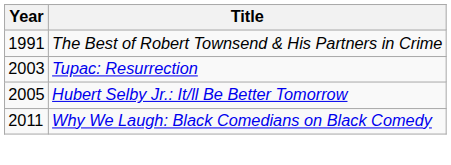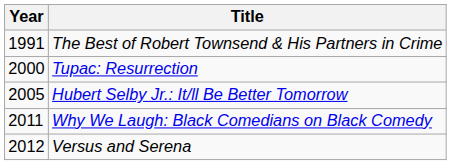(26, 69) 2003 -> (26, 69) 2000
+ row: (122, 146)
